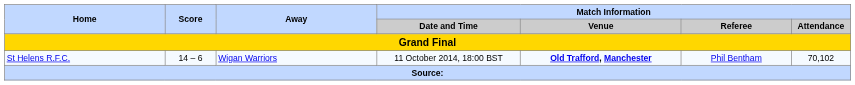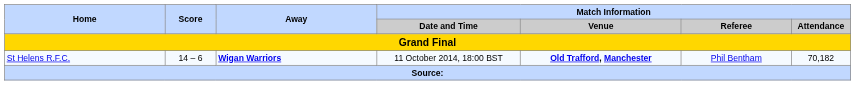(248, 58) normal -> (250, 58) bold
(821, 58) 70,102 -> (821, 58) 70,182
